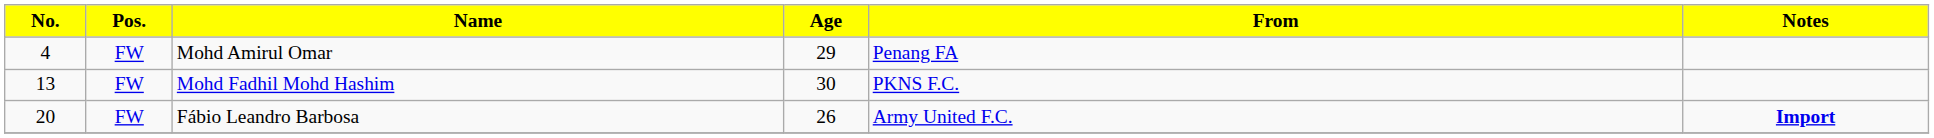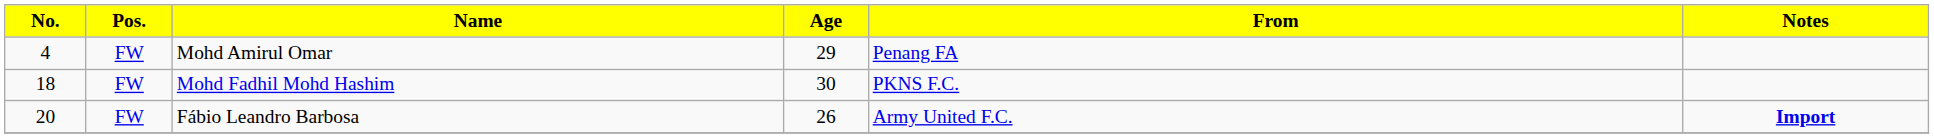(45, 85) 13 -> (45, 85) 18
